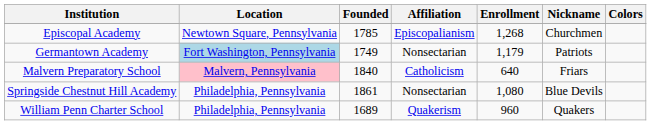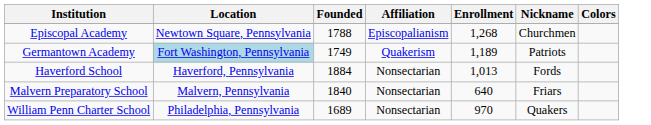(366, 33) 1785 -> (339, 33) 1788
(434, 52) Nonsectarian -> (408, 52) Quakerism
(510, 52) 1,179 -> (484, 52) 1,189
+ row: (79, 71)
(260, 71) pink background -> (233, 91) no background
(434, 71) Catholicism -> (408, 91) Nonsectarian
- row: (92, 91)
(434, 110) Quakerism -> (408, 110) Nonsectarian
(510, 110) 960 -> (484, 110) 970
